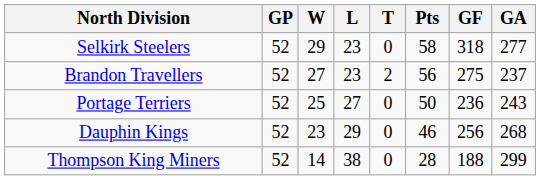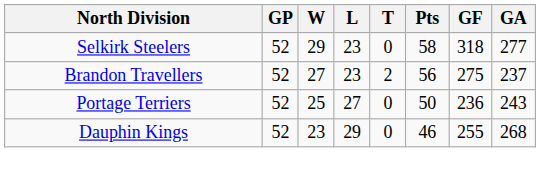(470, 132) 256 -> (470, 132) 255
- row: (134, 160)
